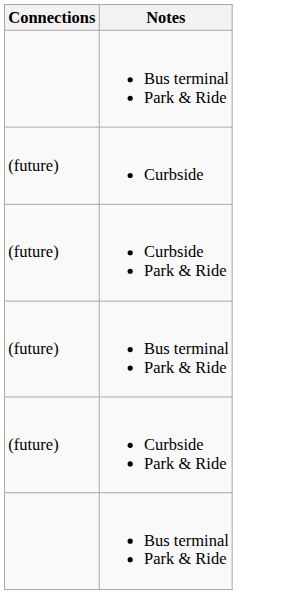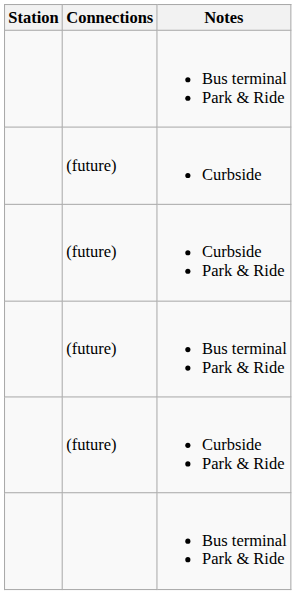+ column: (33, 17)
